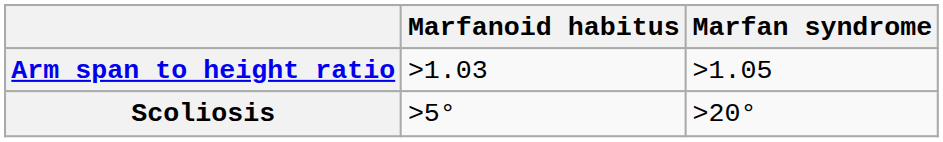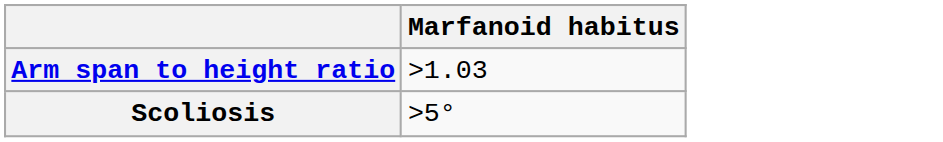- column: (812, 27)
